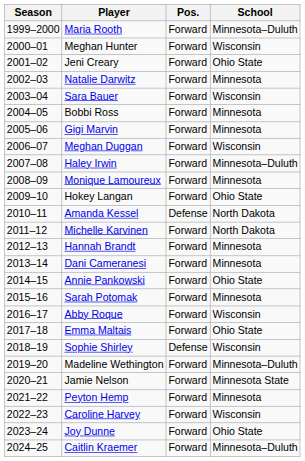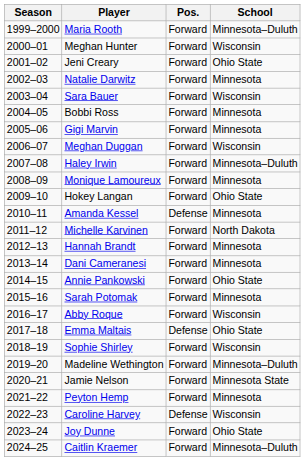(244, 213) North Dakota -> (237, 213) Minnesota
(188, 331) Forward -> (188, 331) Defense
(188, 347) Defense -> (188, 347) Forward
(188, 414) Forward -> (188, 414) Defense
